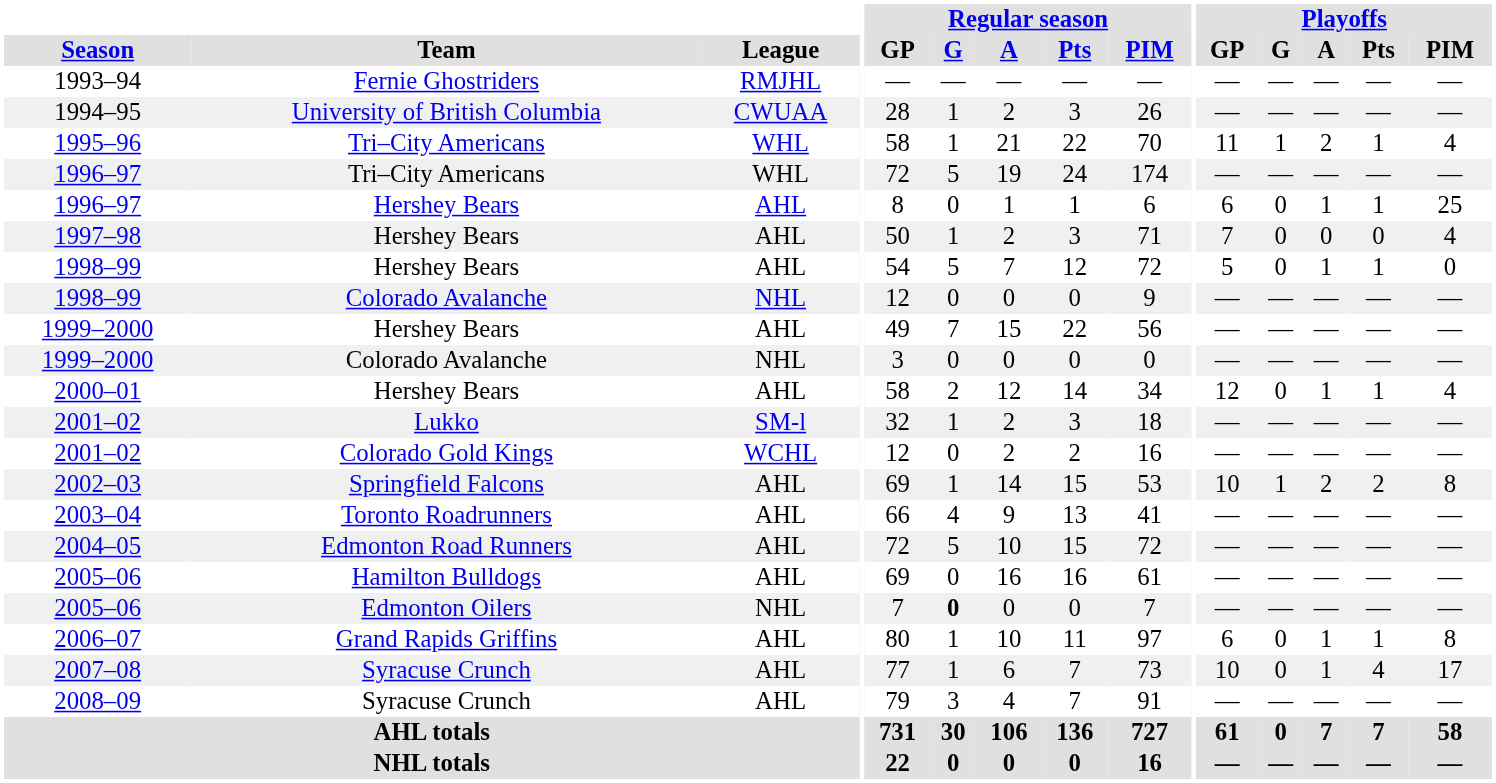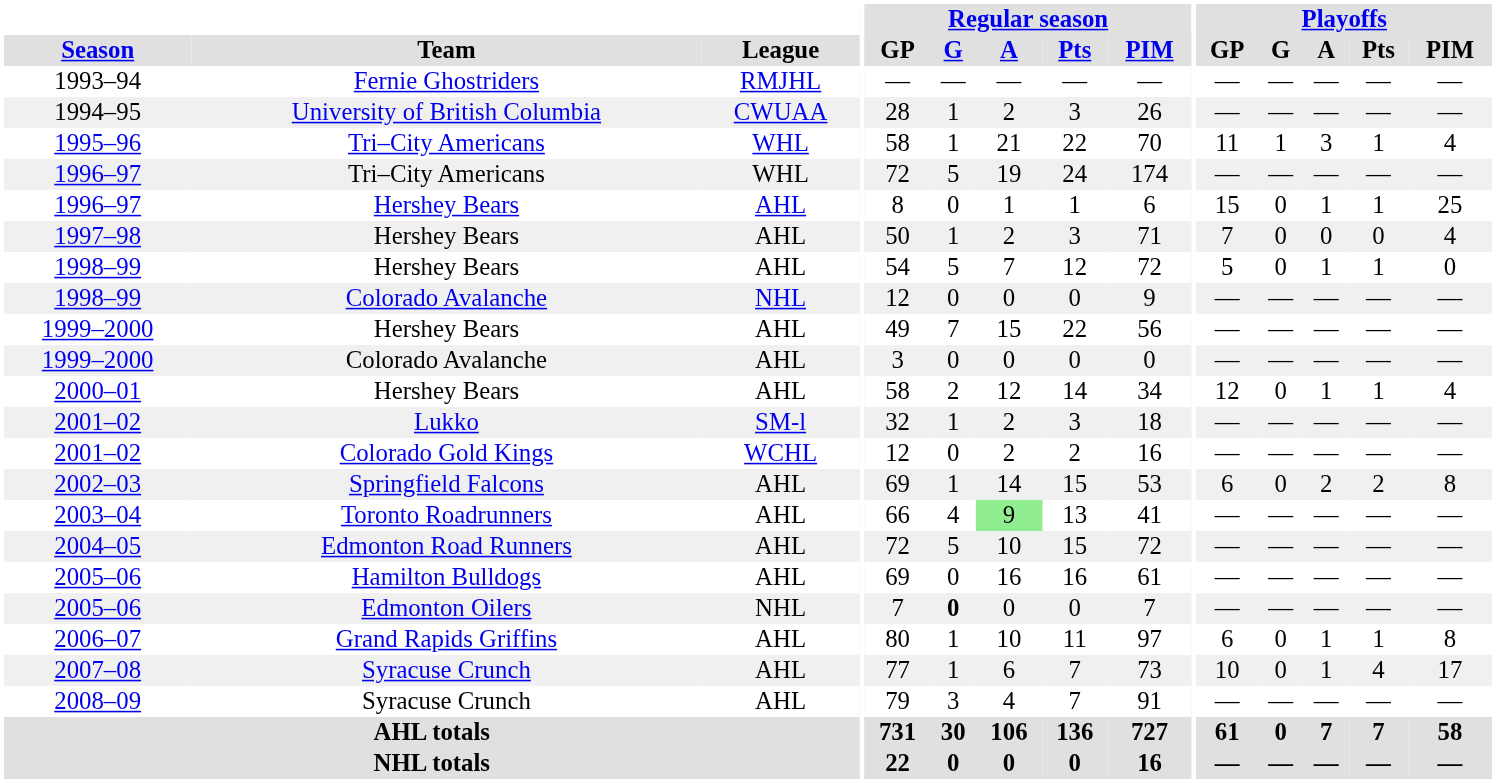(1326, 143) 2 -> (1326, 143) 3
(1227, 205) 6 -> (1227, 205) 15
(781, 360) NHL -> (781, 360) AHL
(1227, 484) 10 -> (1227, 484) 6
(1281, 484) 1 -> (1281, 484) 0
(1009, 515) no background -> (1009, 515) lightgreen background
